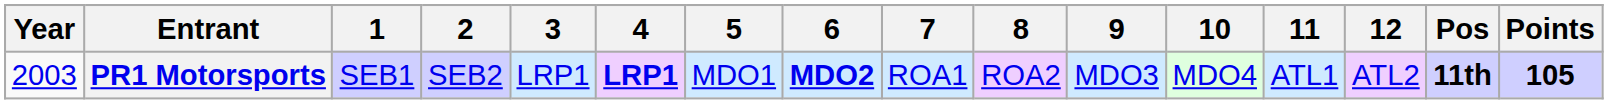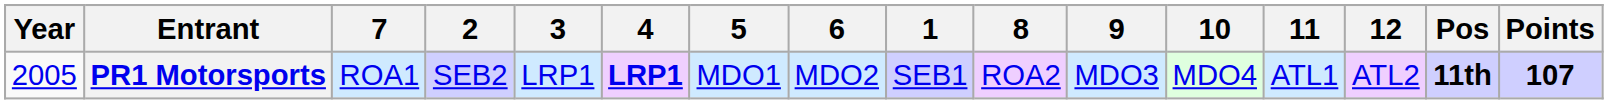columns swapped: (377, 28) <-> (928, 28)
(44, 75) 2003 -> (44, 75) 2005
(832, 75) bold -> (837, 75) normal
(1550, 75) 105 -> (1550, 75) 107
